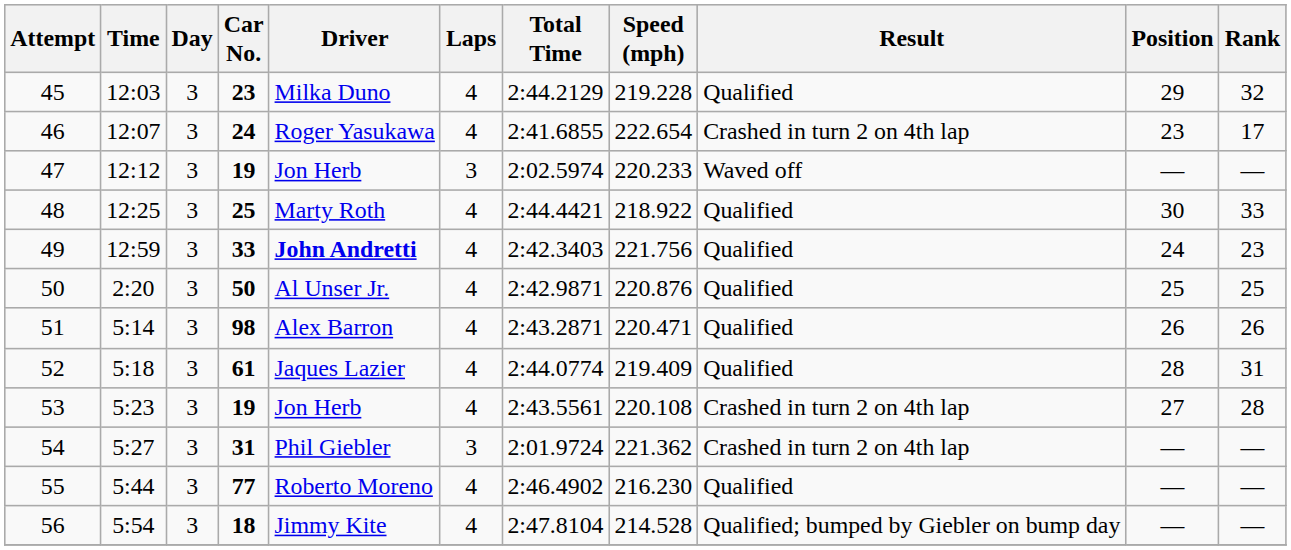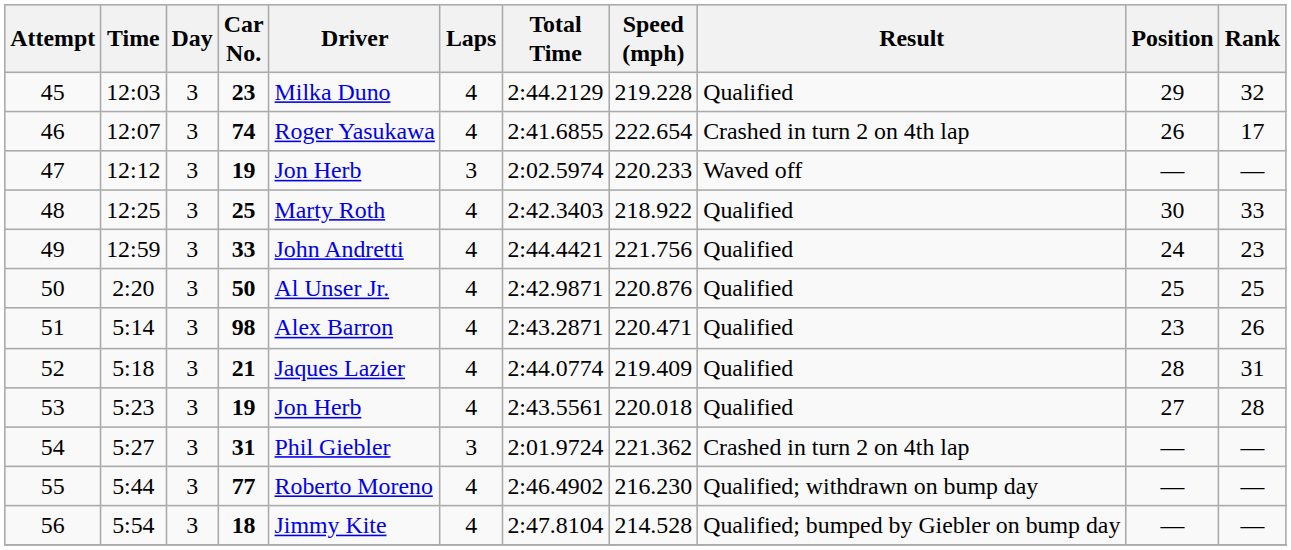(244, 131) 24 -> (244, 131) 74
(1173, 131) 23 -> (1173, 131) 26
(555, 210) 2:44.4421 -> (555, 210) 2:42.3403
(346, 249) bold -> (339, 249) normal
(555, 249) 2:42.3403 -> (555, 249) 2:44.4421
(1173, 328) 26 -> (1173, 328) 23
(244, 367) 61 -> (244, 367) 21
(653, 406) 220.108 -> (653, 406) 220.018
(836, 406) Crashed in turn 2 on 4th lap -> (748, 406) Qualified
(748, 485) Qualified -> (871, 485) Qualified; withdrawn on bump day
